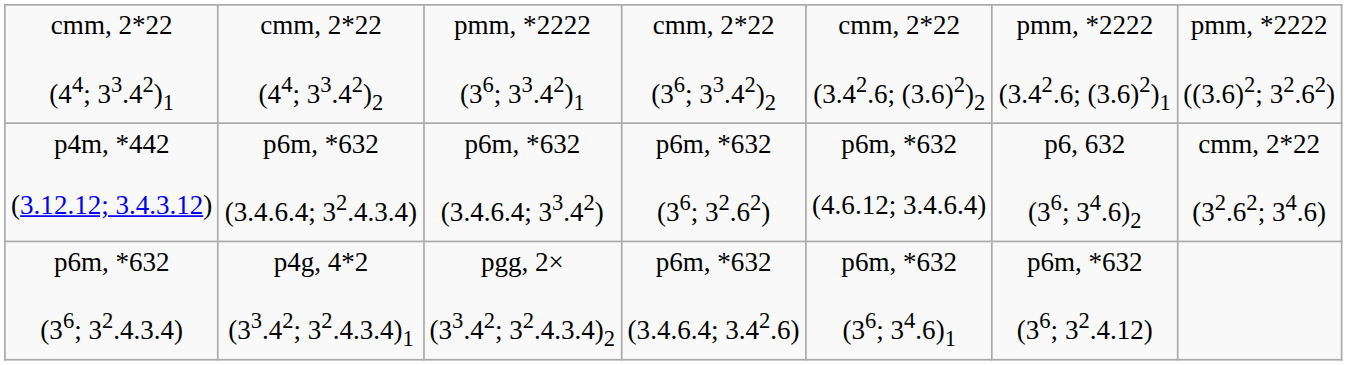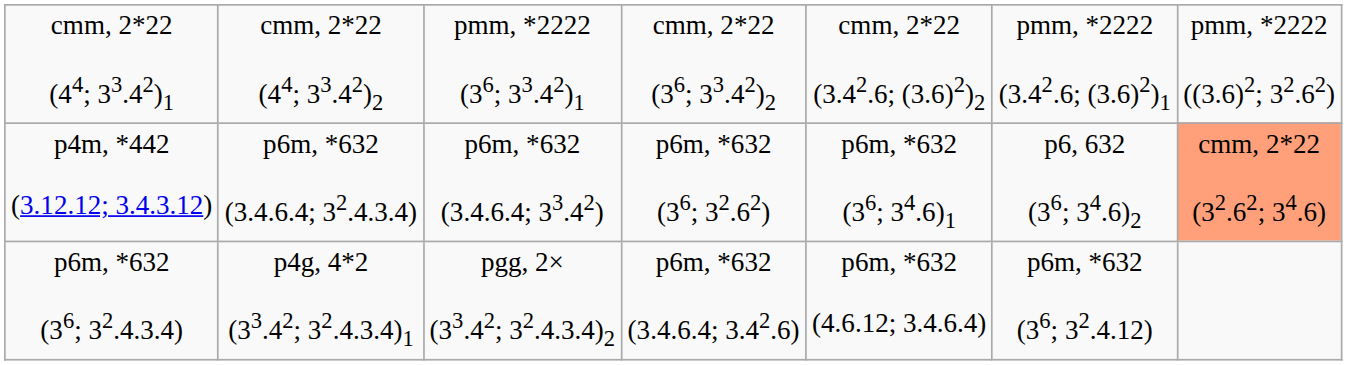(899, 174) p6m, *632 (4.6.12; 3.4.6.4) -> (899, 181) p6m, *632 (36; 34.6)1
(1259, 178) no background -> (1259, 178) lightsalmon background
(899, 299) p6m, *632 (36; 34.6)1 -> (899, 292) p6m, *632 (4.6.12; 3.4.6.4)
